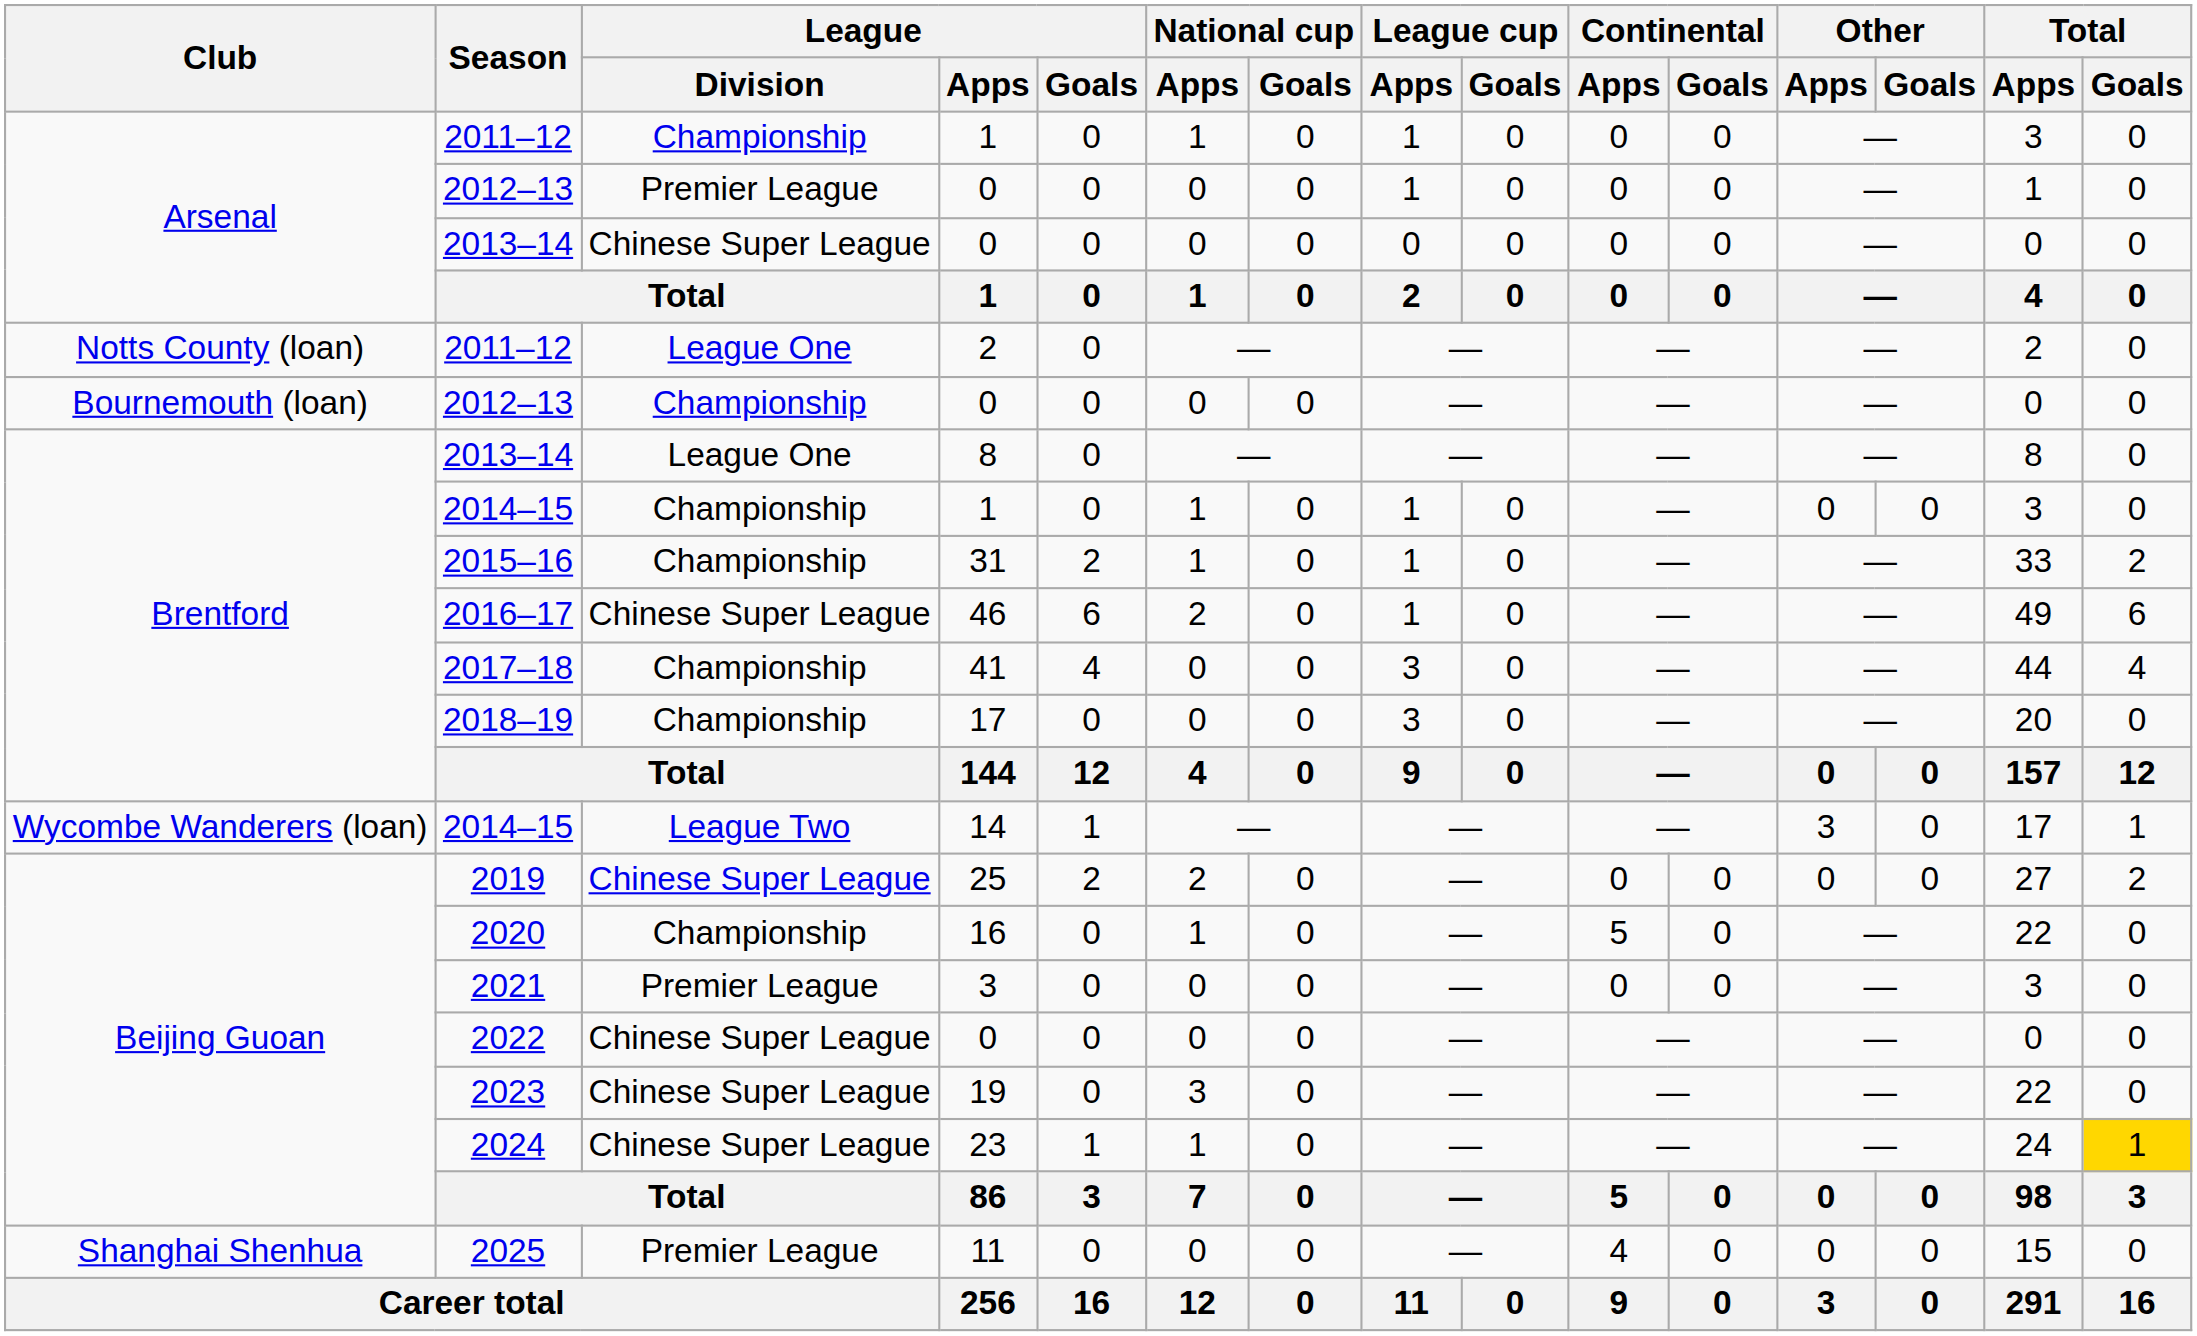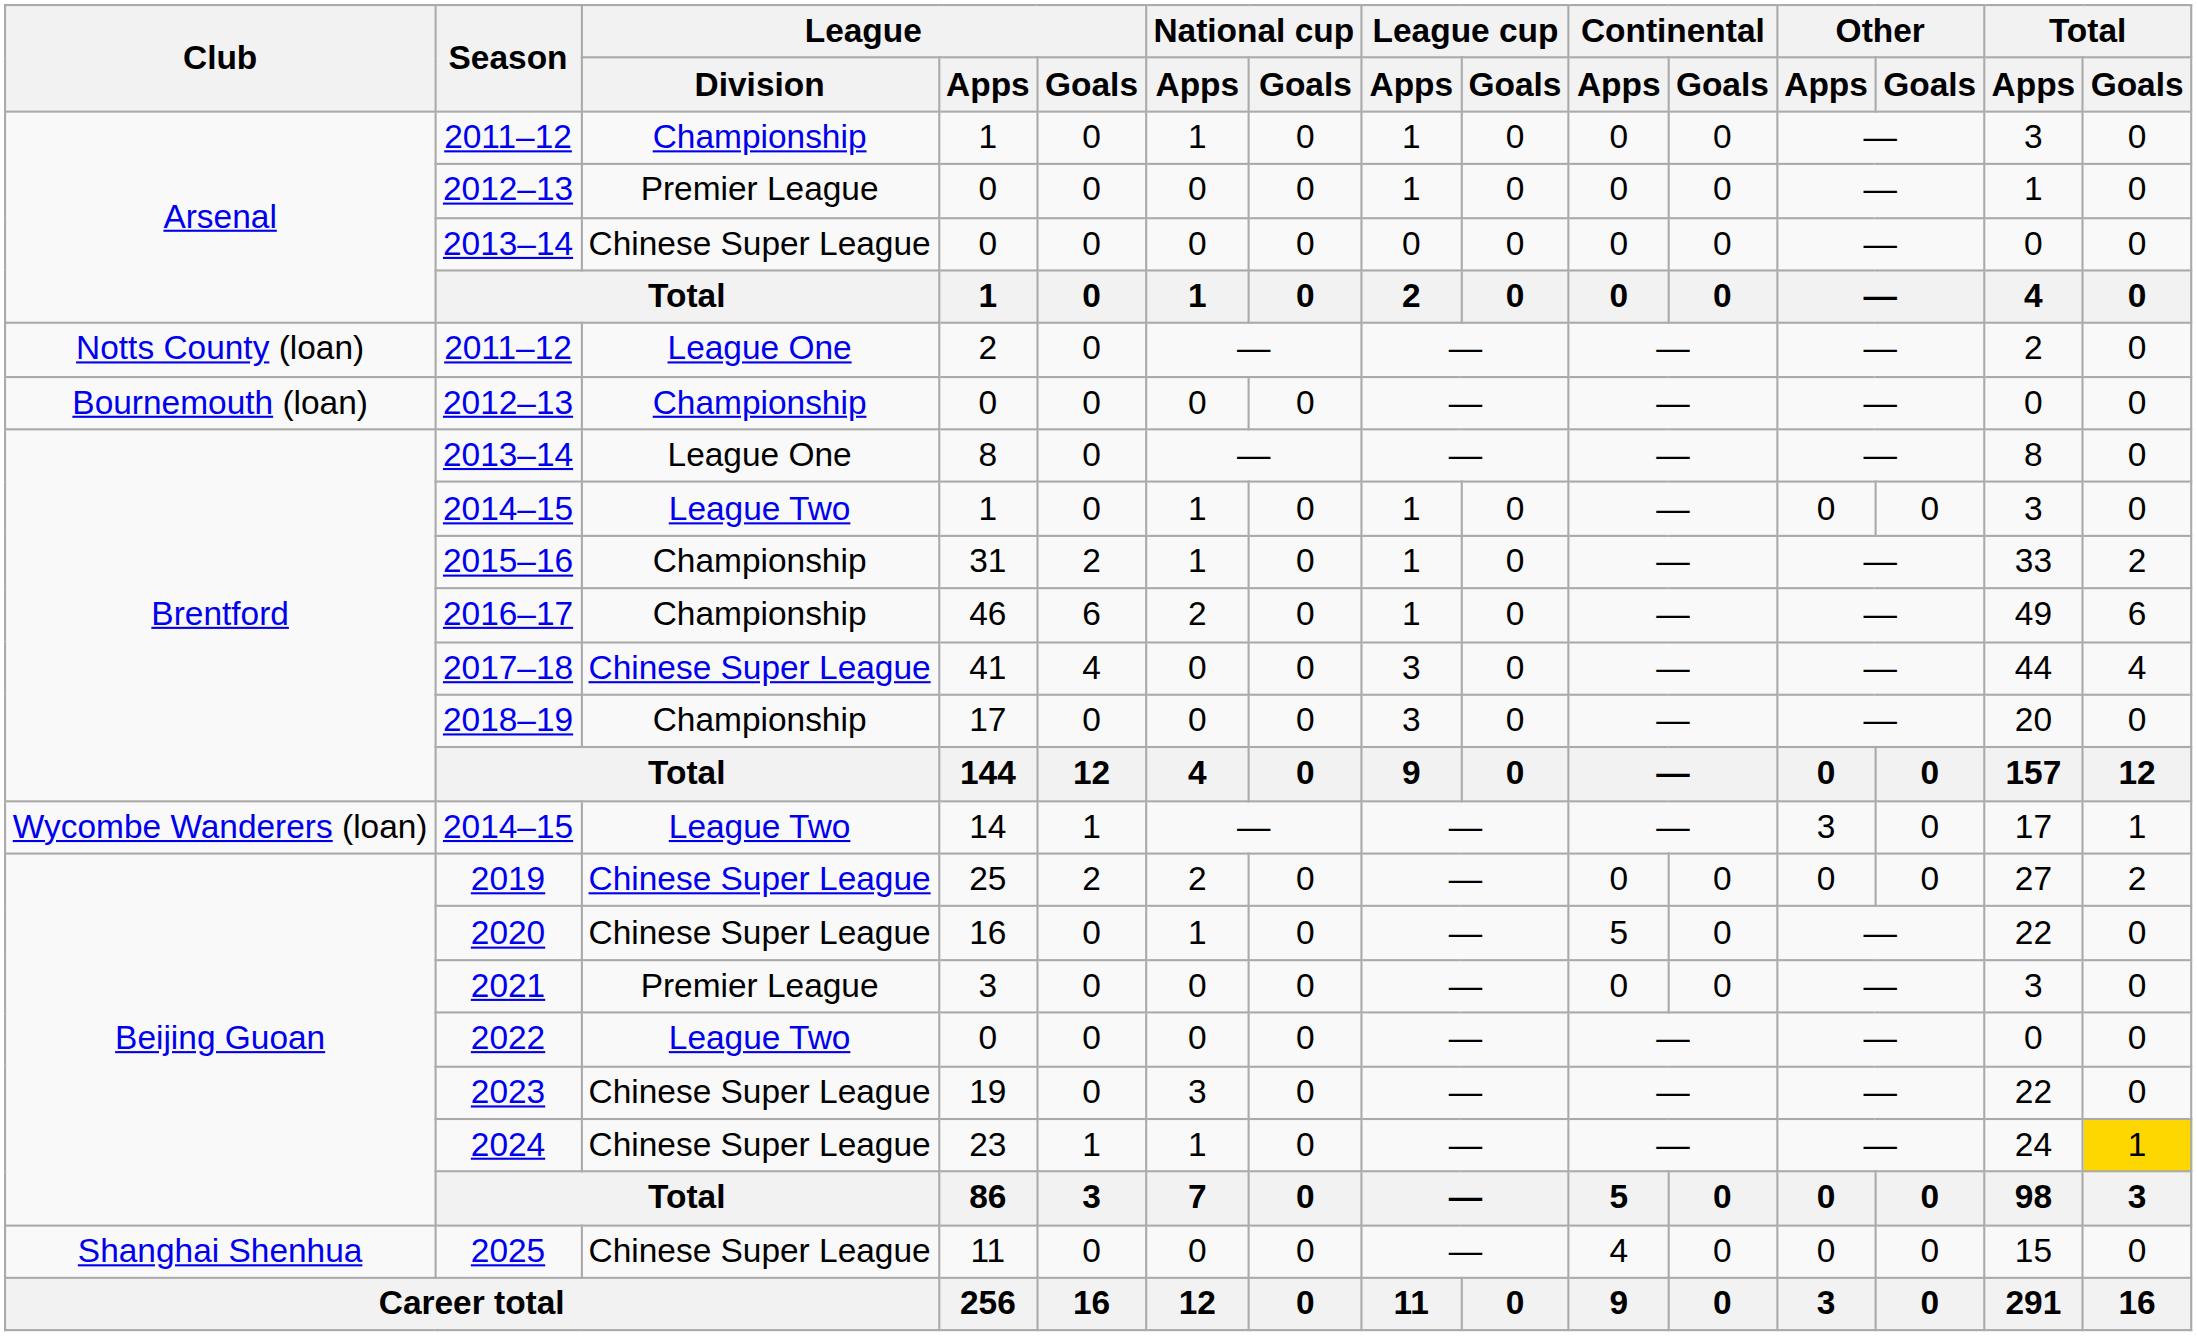(760, 508) Championship -> (760, 508) League Two
(760, 614) Chinese Super League -> (760, 614) Championship
(760, 667) Championship -> (760, 667) Chinese Super League
(760, 932) Championship -> (760, 932) Chinese Super League
(760, 1038) Chinese Super League -> (760, 1038) League Two
(760, 1250) Premier League -> (760, 1250) Chinese Super League
